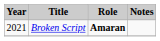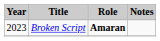(17, 28) 2021 -> (17, 28) 2023
